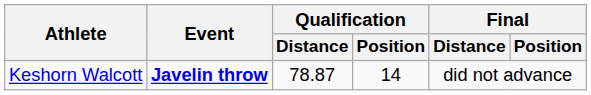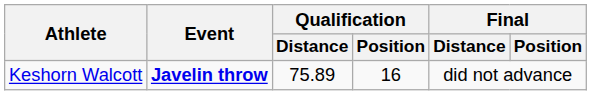(312, 76) 78.87 -> (312, 76) 75.89
(391, 76) 14 -> (391, 76) 16
